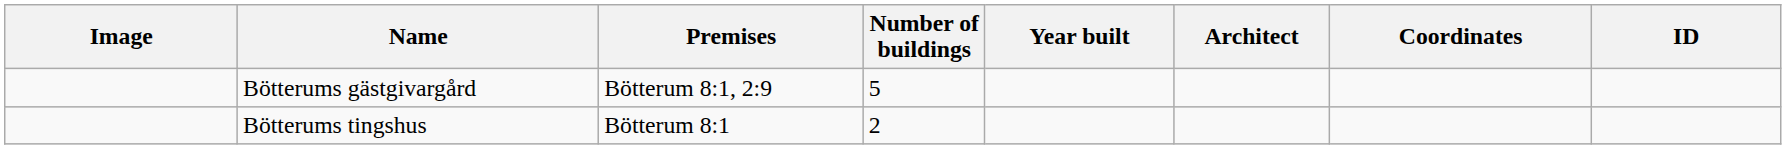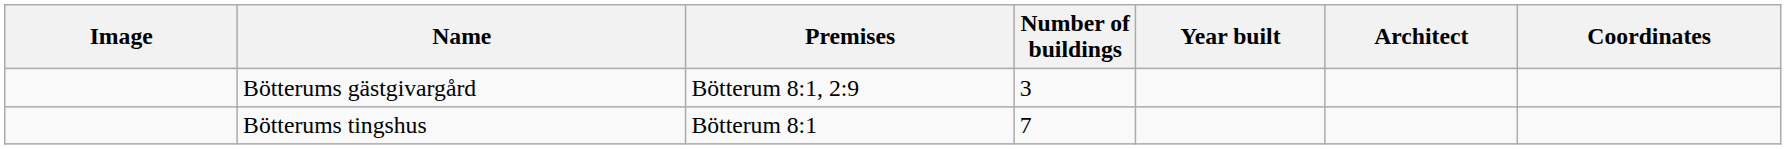- column: (1686, 36)
(875, 87) 5 -> (1026, 87) 3
(875, 125) 2 -> (1026, 125) 7
